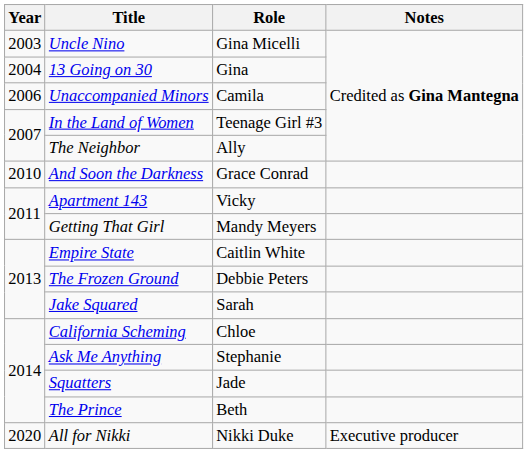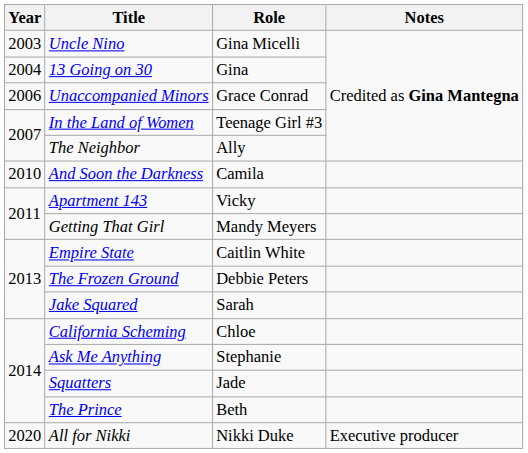(240, 95) Camila -> (262, 95) Grace Conrad
(262, 174) Grace Conrad -> (240, 174) Camila
